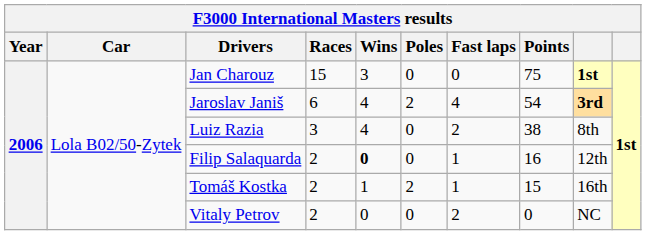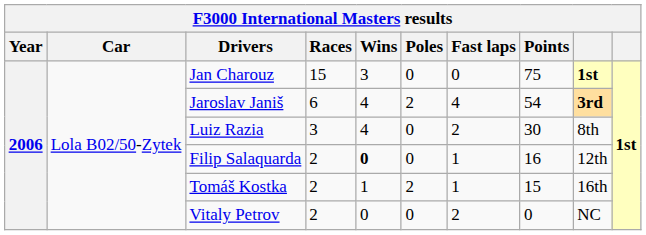(532, 130) 38 -> (532, 130) 30
